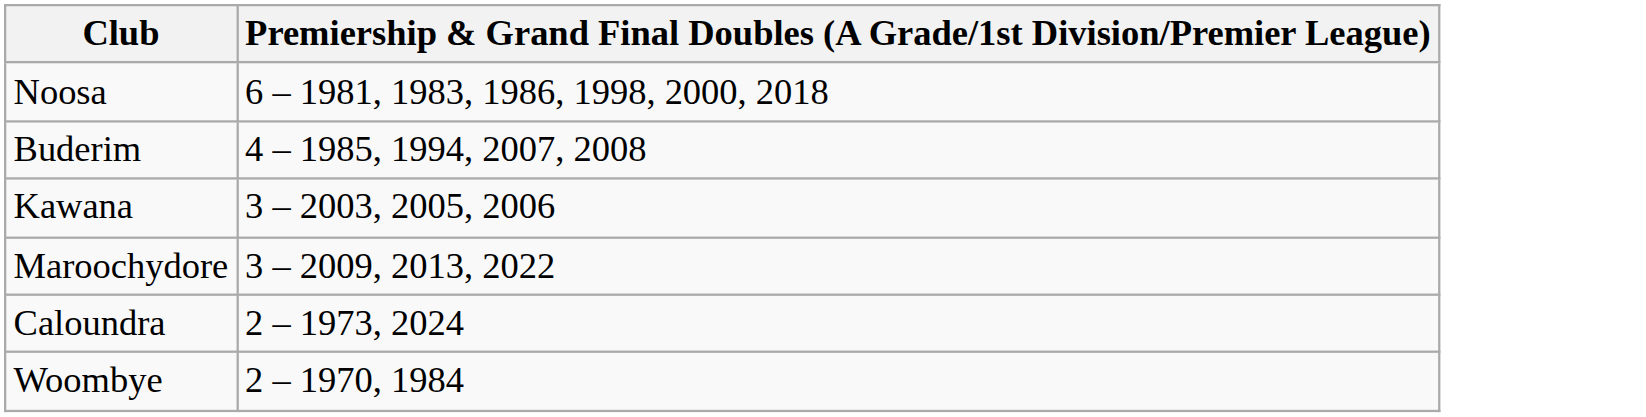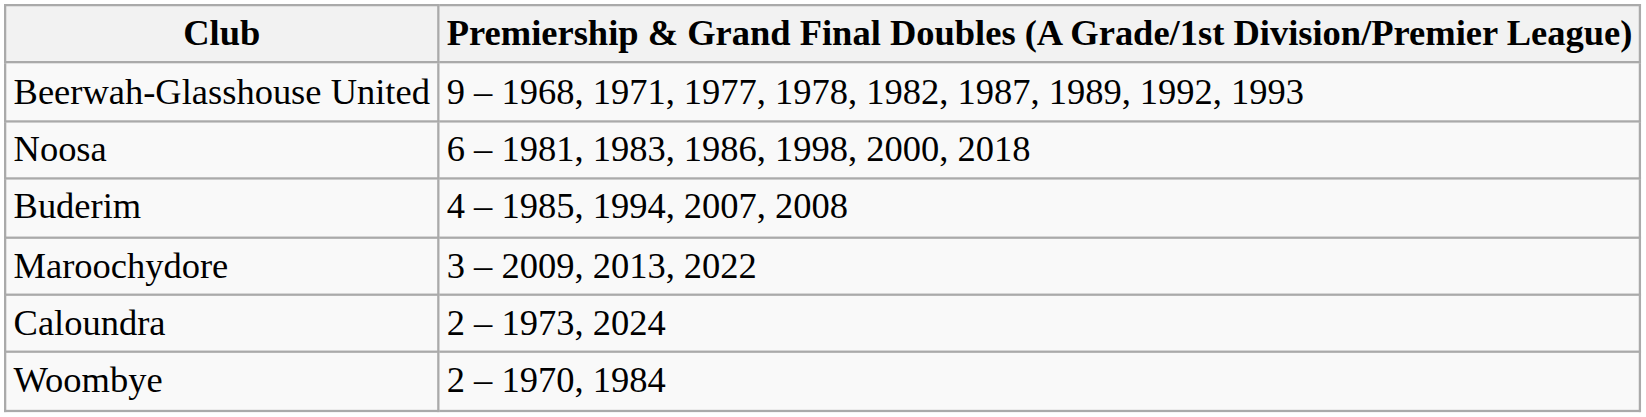+ row: (222, 91)
- row: (73, 206)
